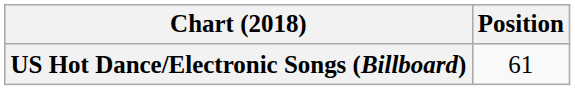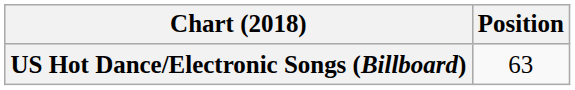(521, 63) 61 -> (521, 63) 63
